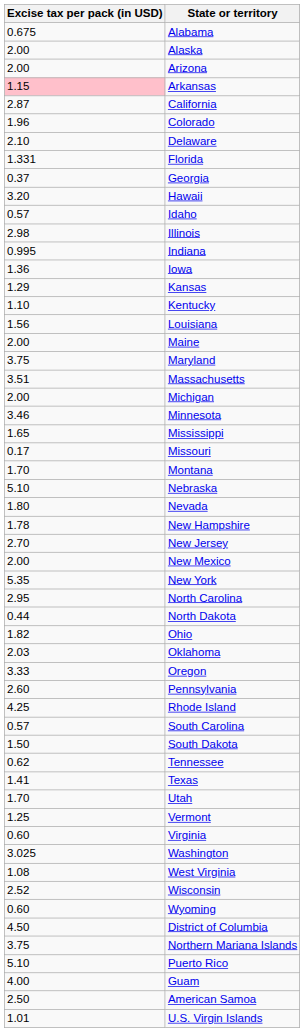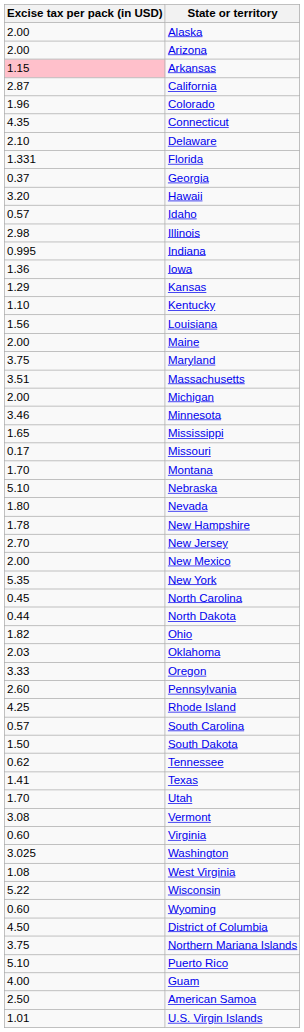- row: (191, 31)
+ row: (198, 123)
(18, 598) 2.95 -> (18, 598) 0.45
(18, 817) 1.25 -> (18, 817) 3.08
(18, 890) 2.52 -> (18, 890) 5.22
